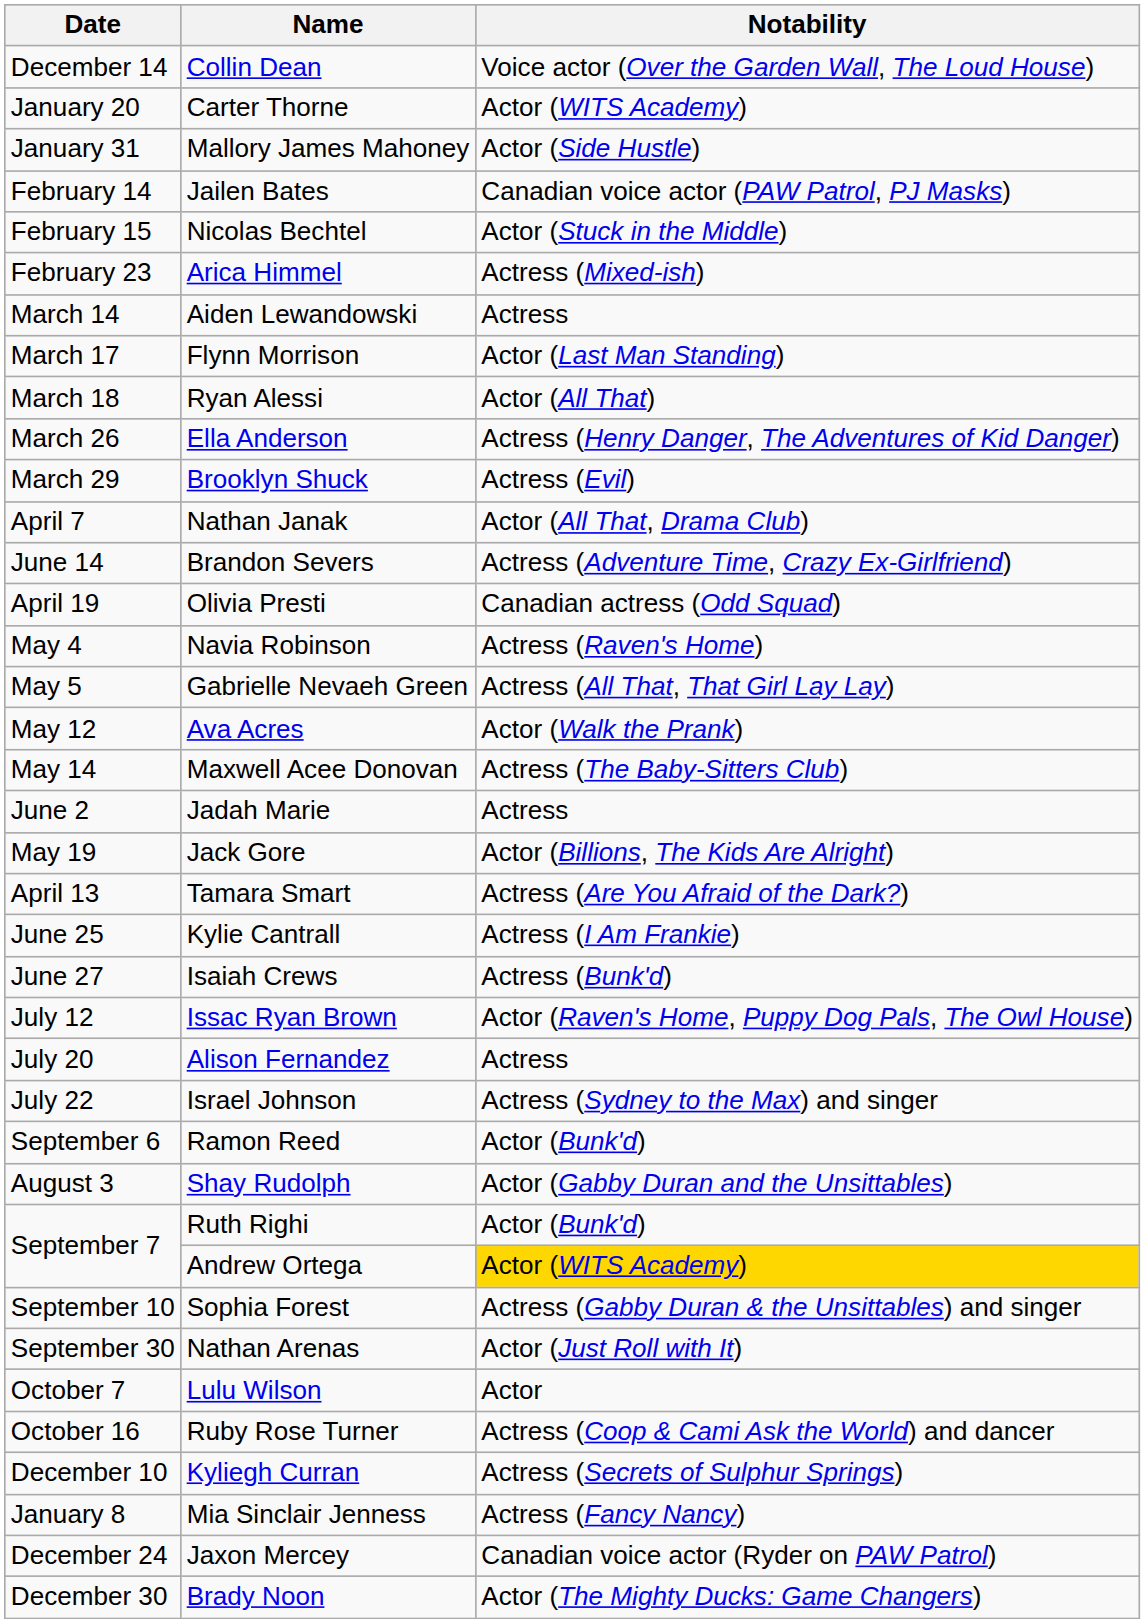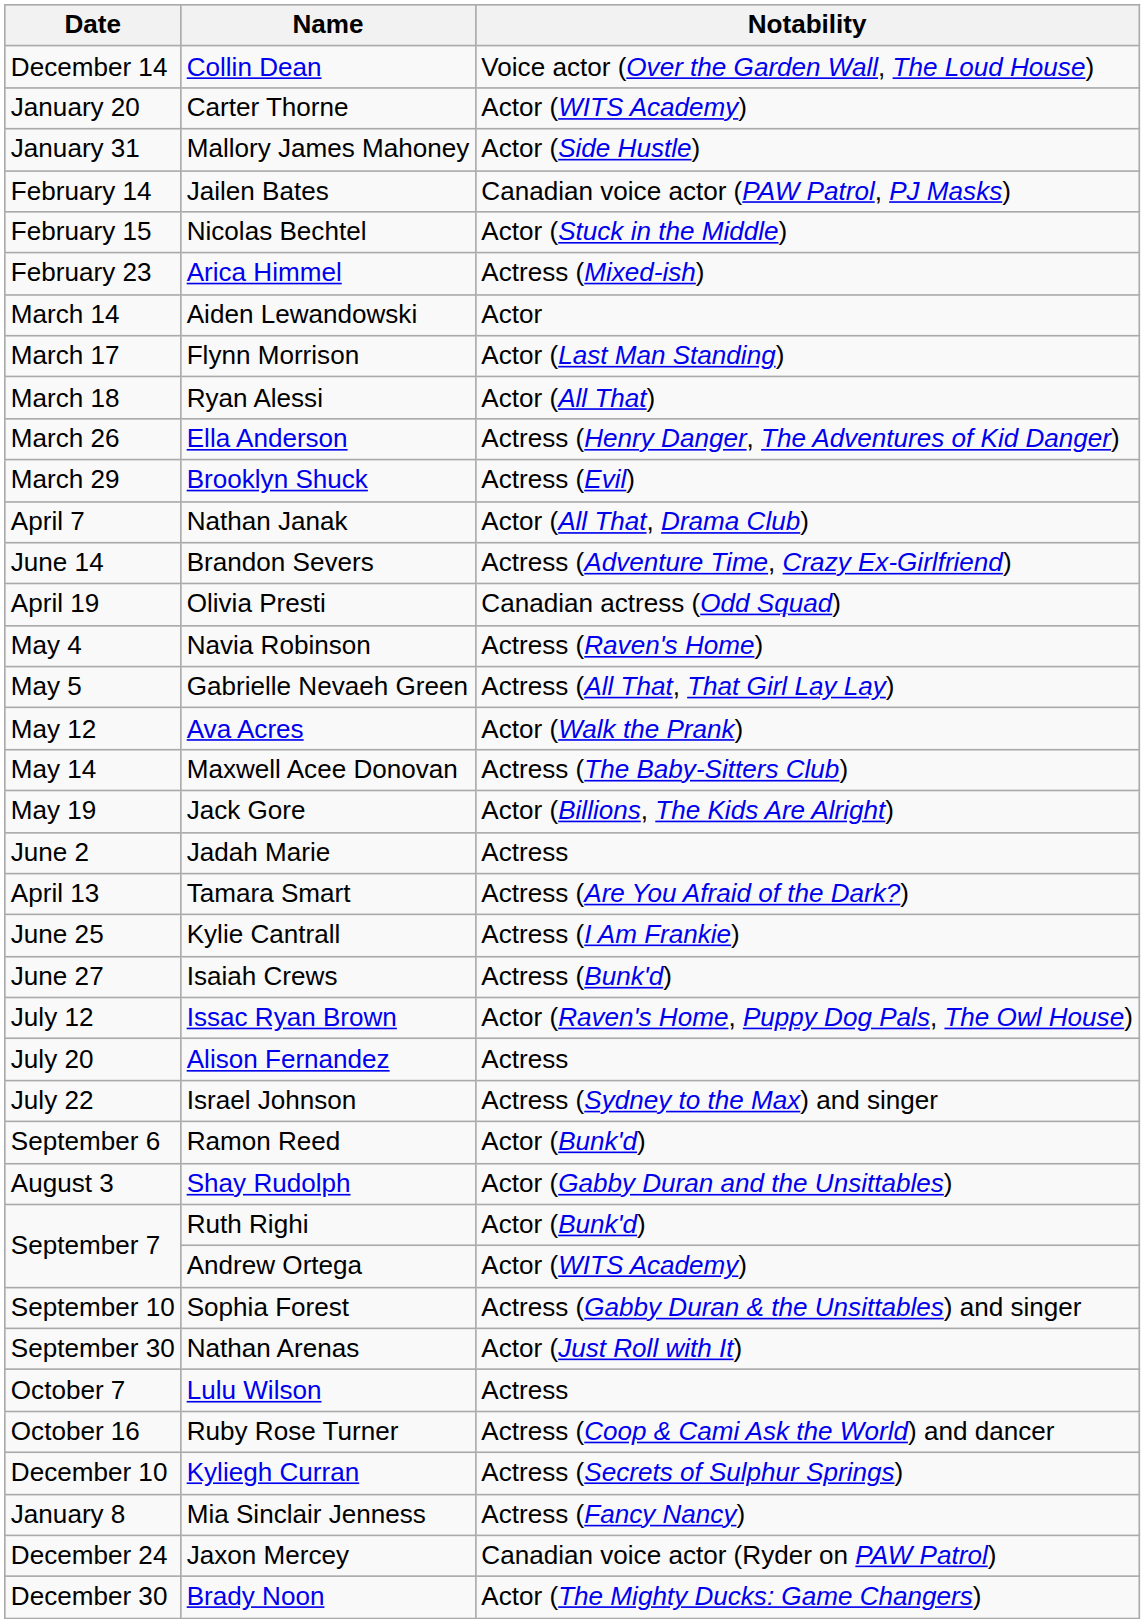(525, 314) Actress -> (512, 314) Actor
rows swapped: (246, 852) <-> (258, 811)
(614, 1266) gold background -> (614, 1266) no background
(512, 1390) Actor -> (525, 1390) Actress
